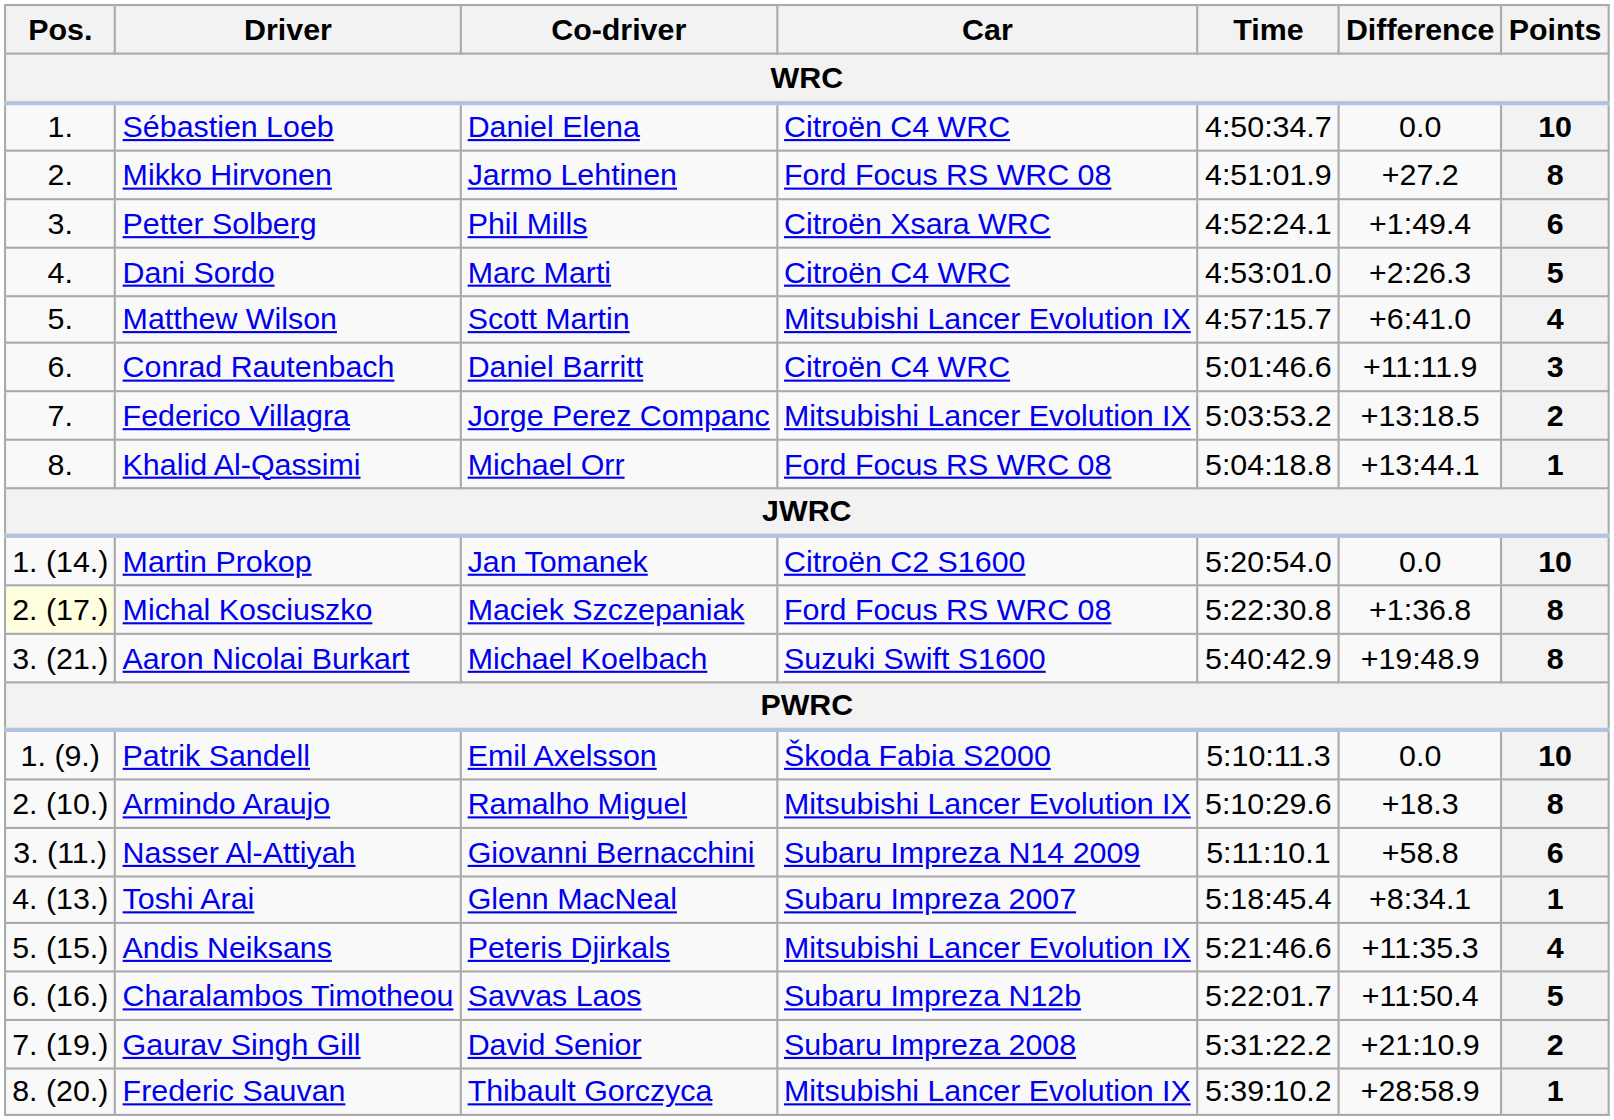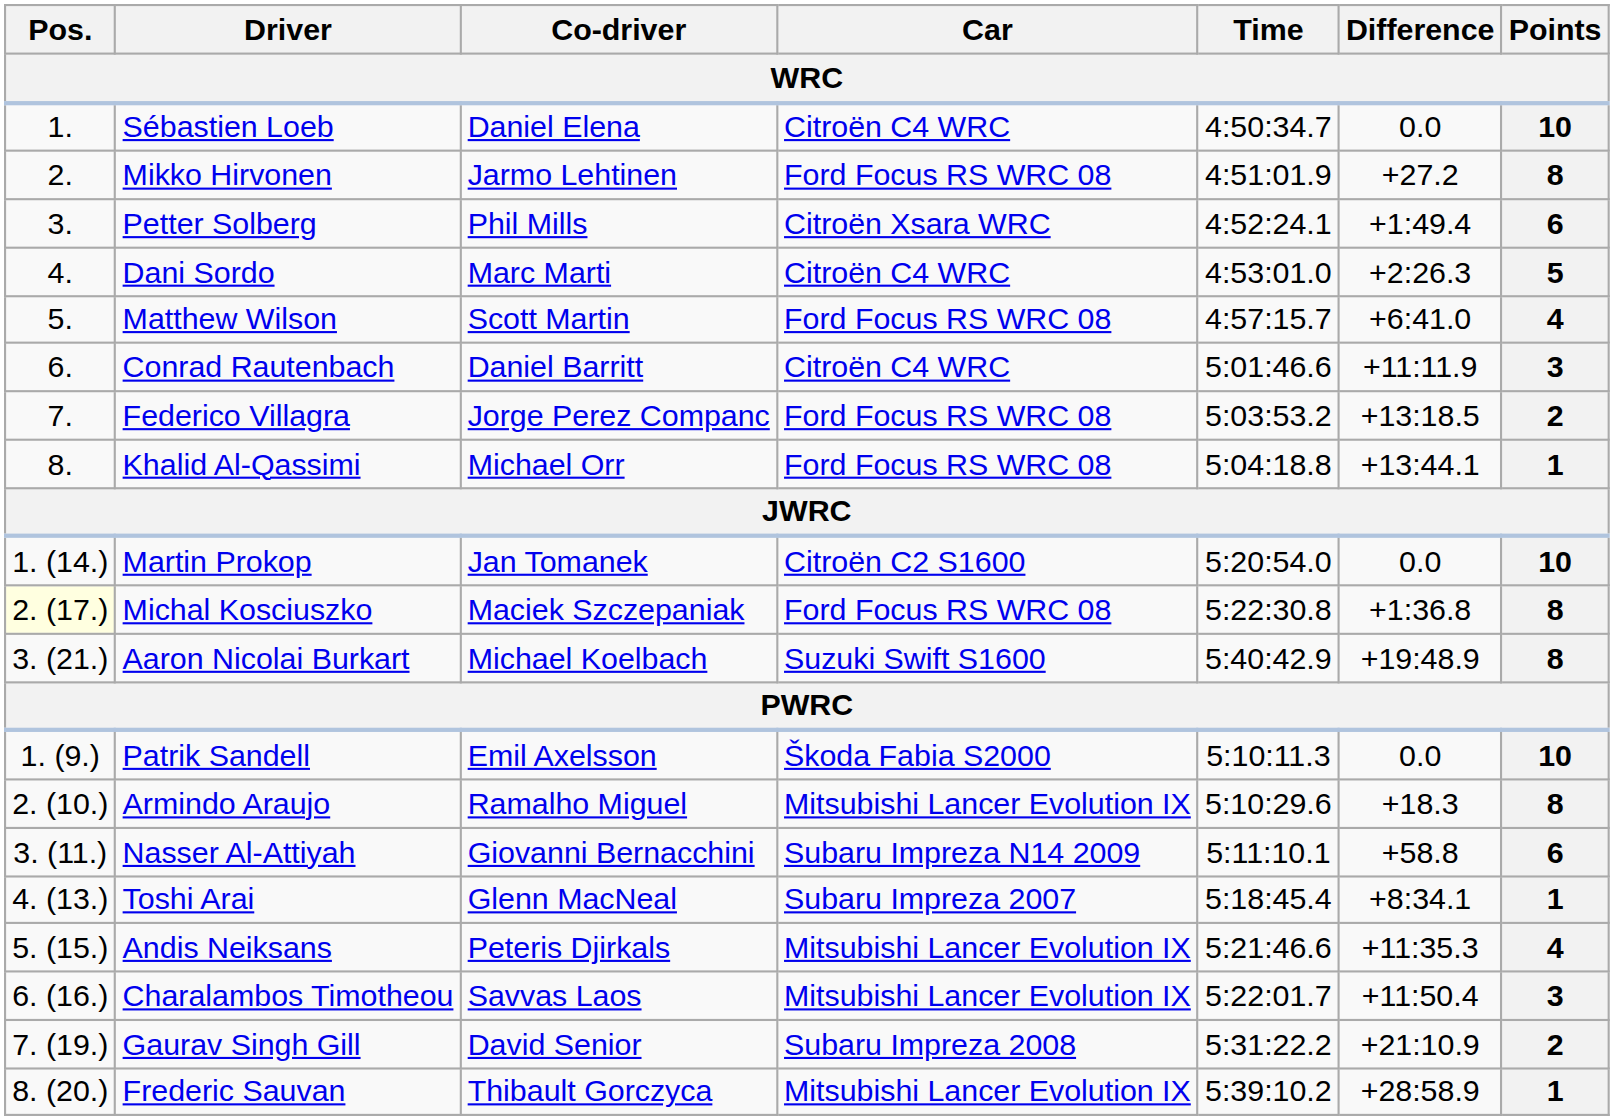(987, 320) Mitsubishi Lancer Evolution IX -> (948, 320) Ford Focus RS WRC 08
(987, 416) Mitsubishi Lancer Evolution IX -> (948, 416) Ford Focus RS WRC 08
(933, 996) Subaru Impreza N12b -> (987, 996) Mitsubishi Lancer Evolution IX
(1555, 996) 5 -> (1555, 996) 3
